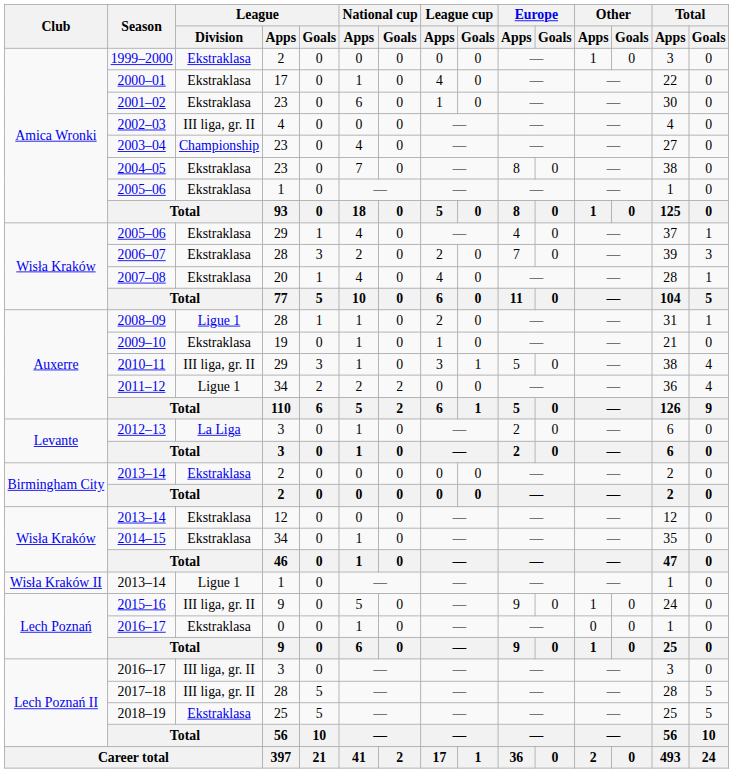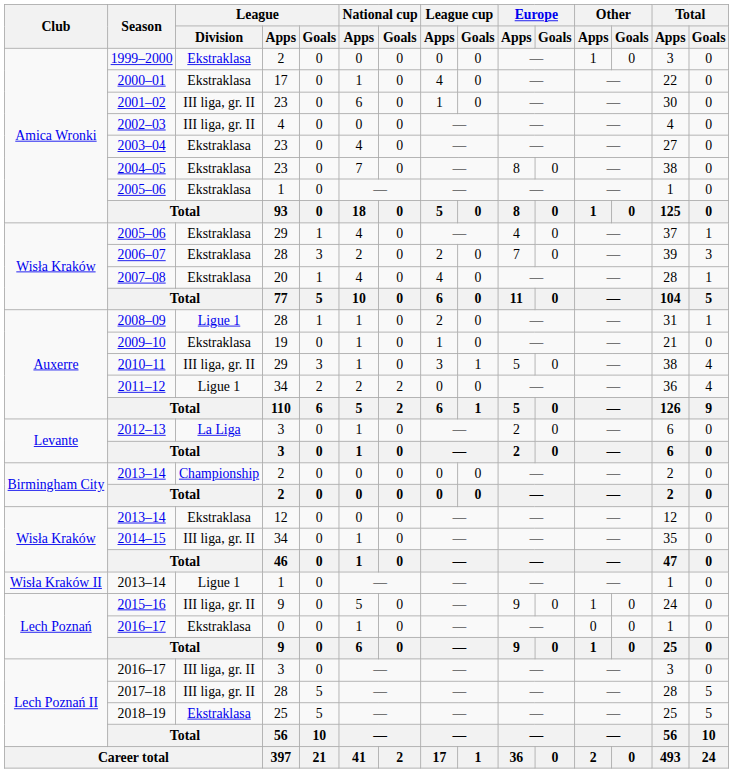(219, 102) Ekstraklasa -> (219, 102) III liga, gr. II
(219, 146) Championship -> (219, 146) Ekstraklasa
(219, 473) Ekstraklasa -> (219, 473) Championship
(219, 539) Ekstraklasa -> (219, 539) III liga, gr. II
